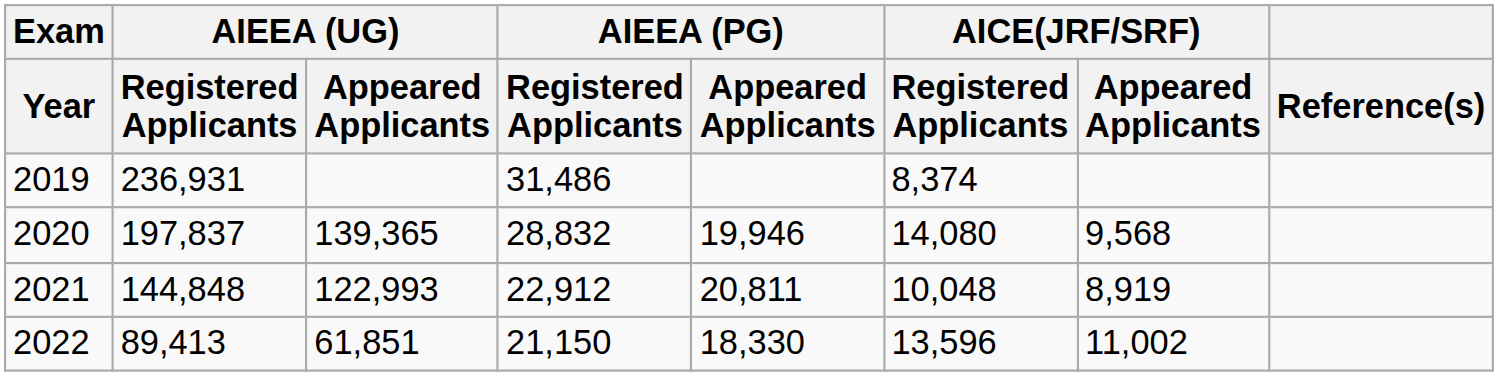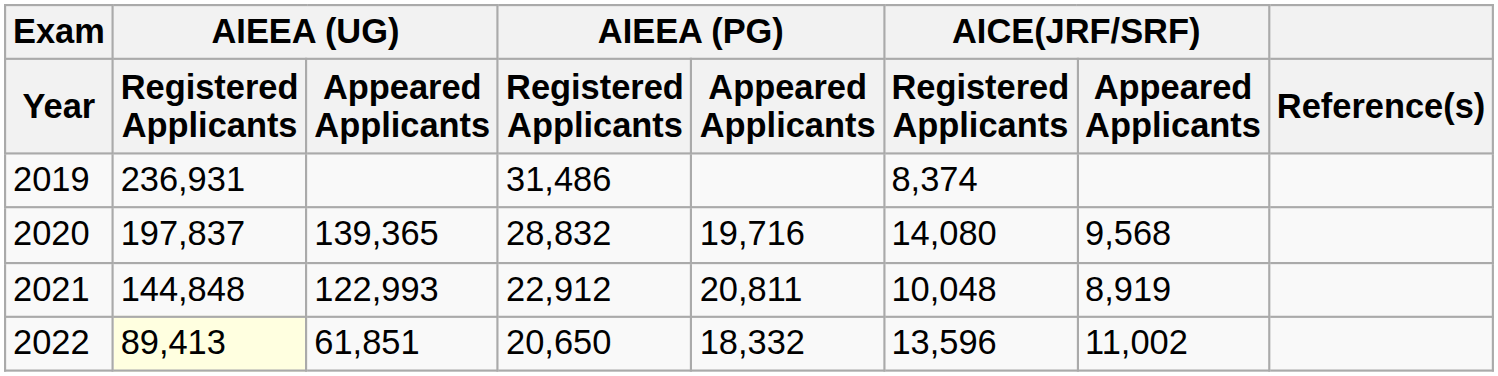(752, 234) 19,946 -> (752, 234) 19,716
(173, 343) no background -> (173, 343) lightyellow background
(559, 343) 21,150 -> (559, 343) 20,650
(752, 343) 18,330 -> (752, 343) 18,332
